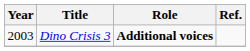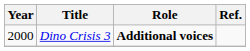(21, 35) 2003 -> (21, 35) 2000
